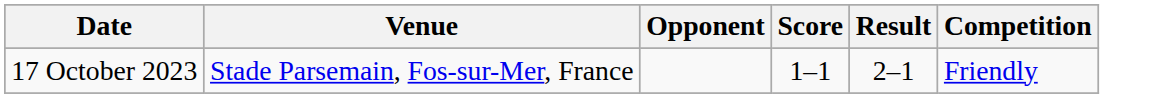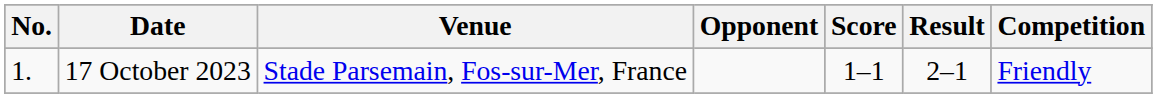+ column: (32, 26)
